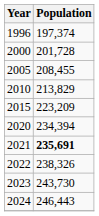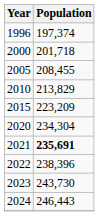(55, 51) 201,728 -> (55, 51) 201,718
(55, 126) 234,394 -> (55, 126) 234,304
(55, 164) 238,326 -> (55, 164) 238,396
